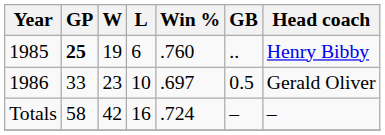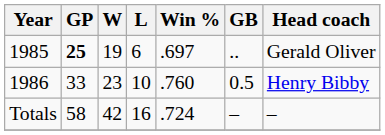(177, 51) .760 -> (177, 51) .697
(318, 51) Henry Bibby -> (321, 51) Gerald Oliver
(177, 82) .697 -> (177, 82) .760
(321, 82) Gerald Oliver -> (318, 82) Henry Bibby
